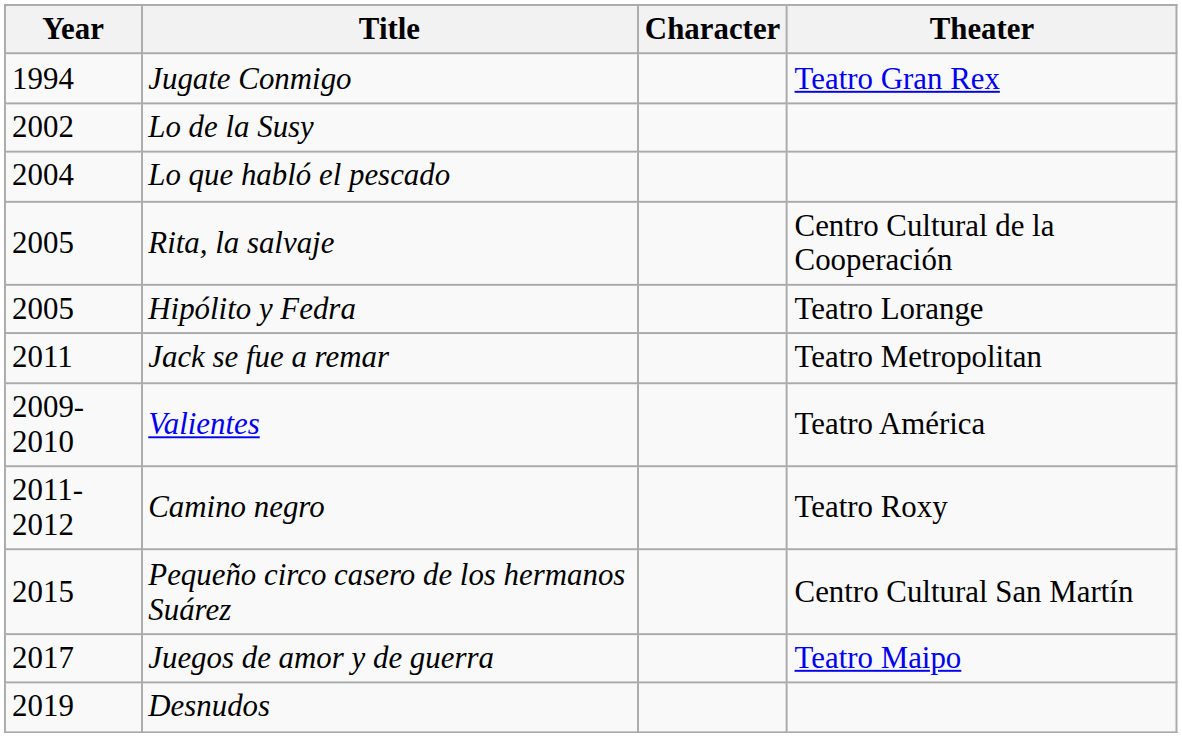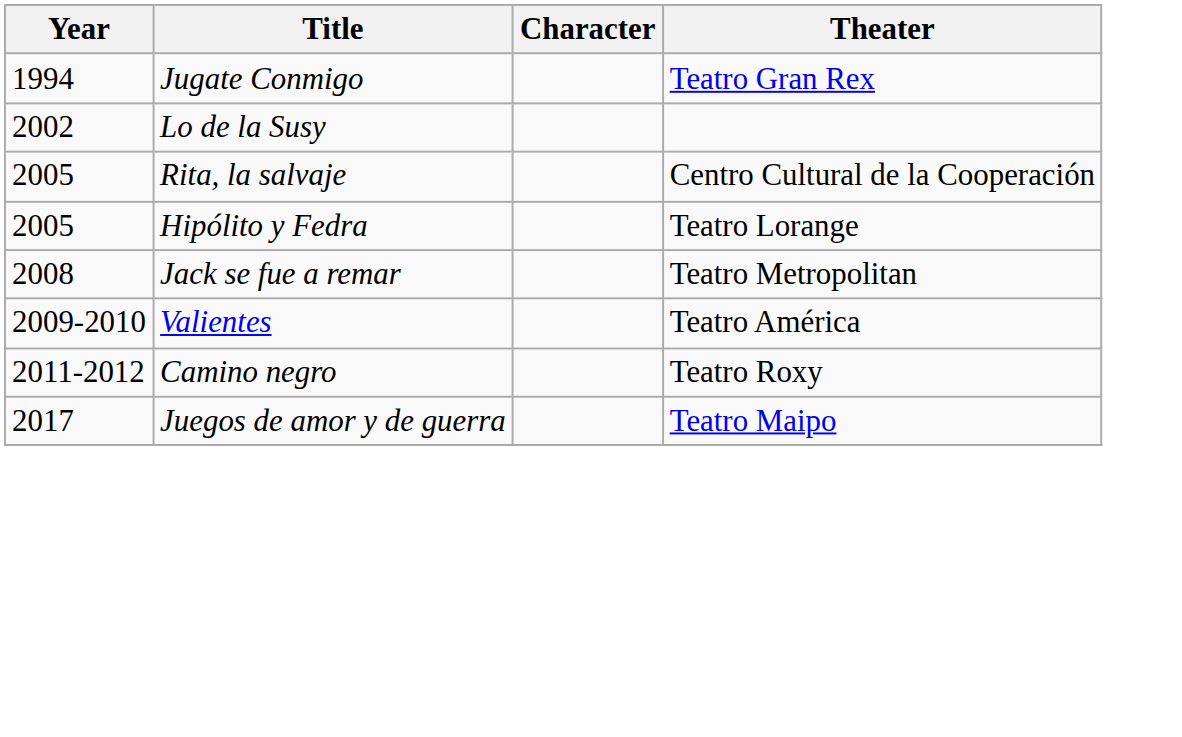- row: (299, 175)
(42, 357) 2011 -> (43, 273) 2008
- row: (387, 591)
- row: (209, 706)
